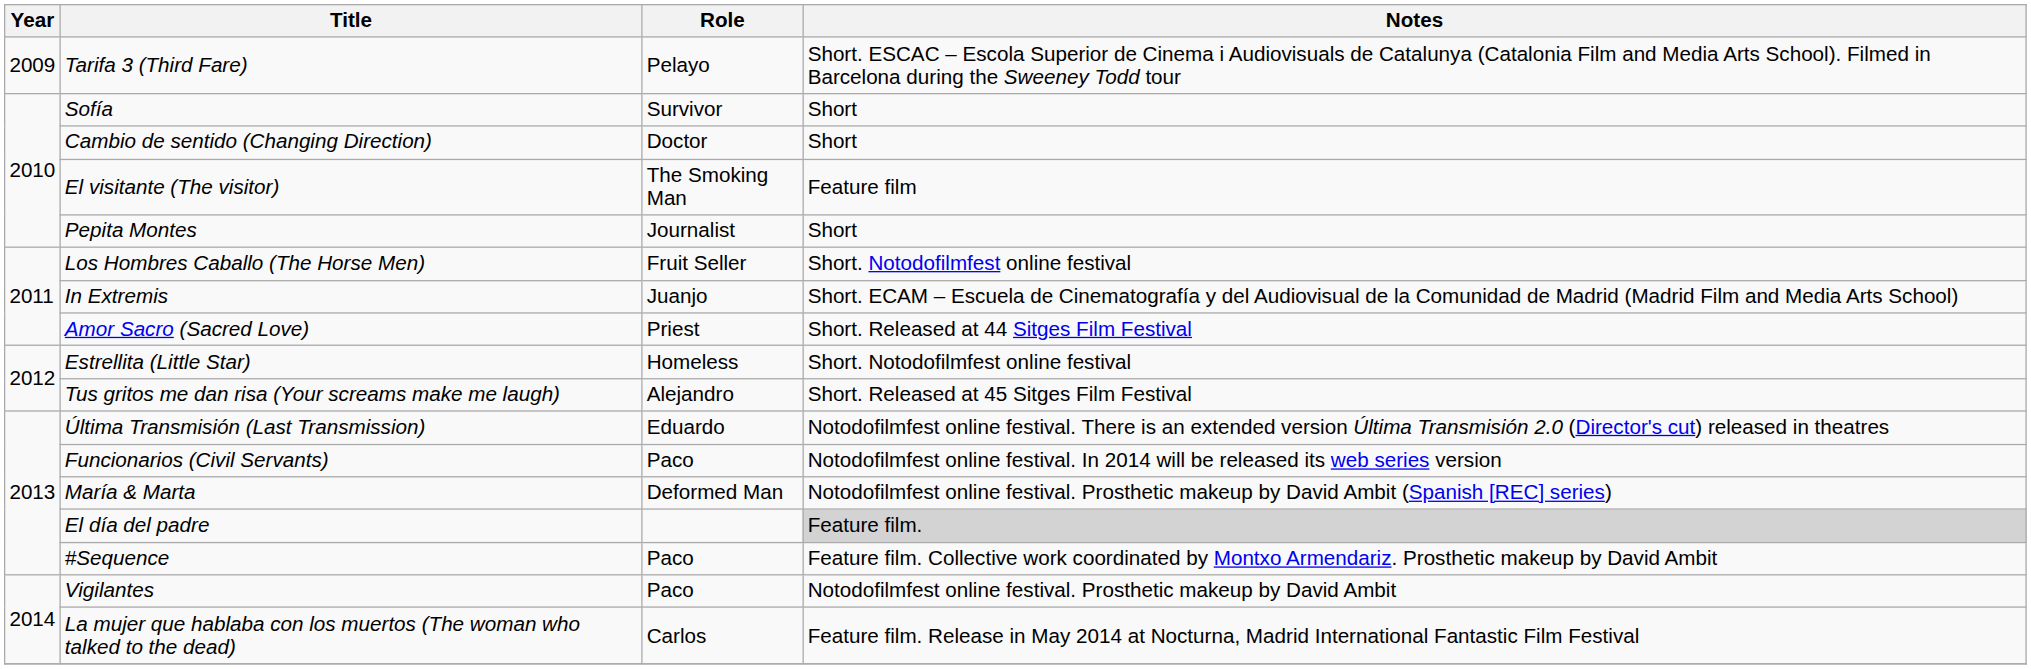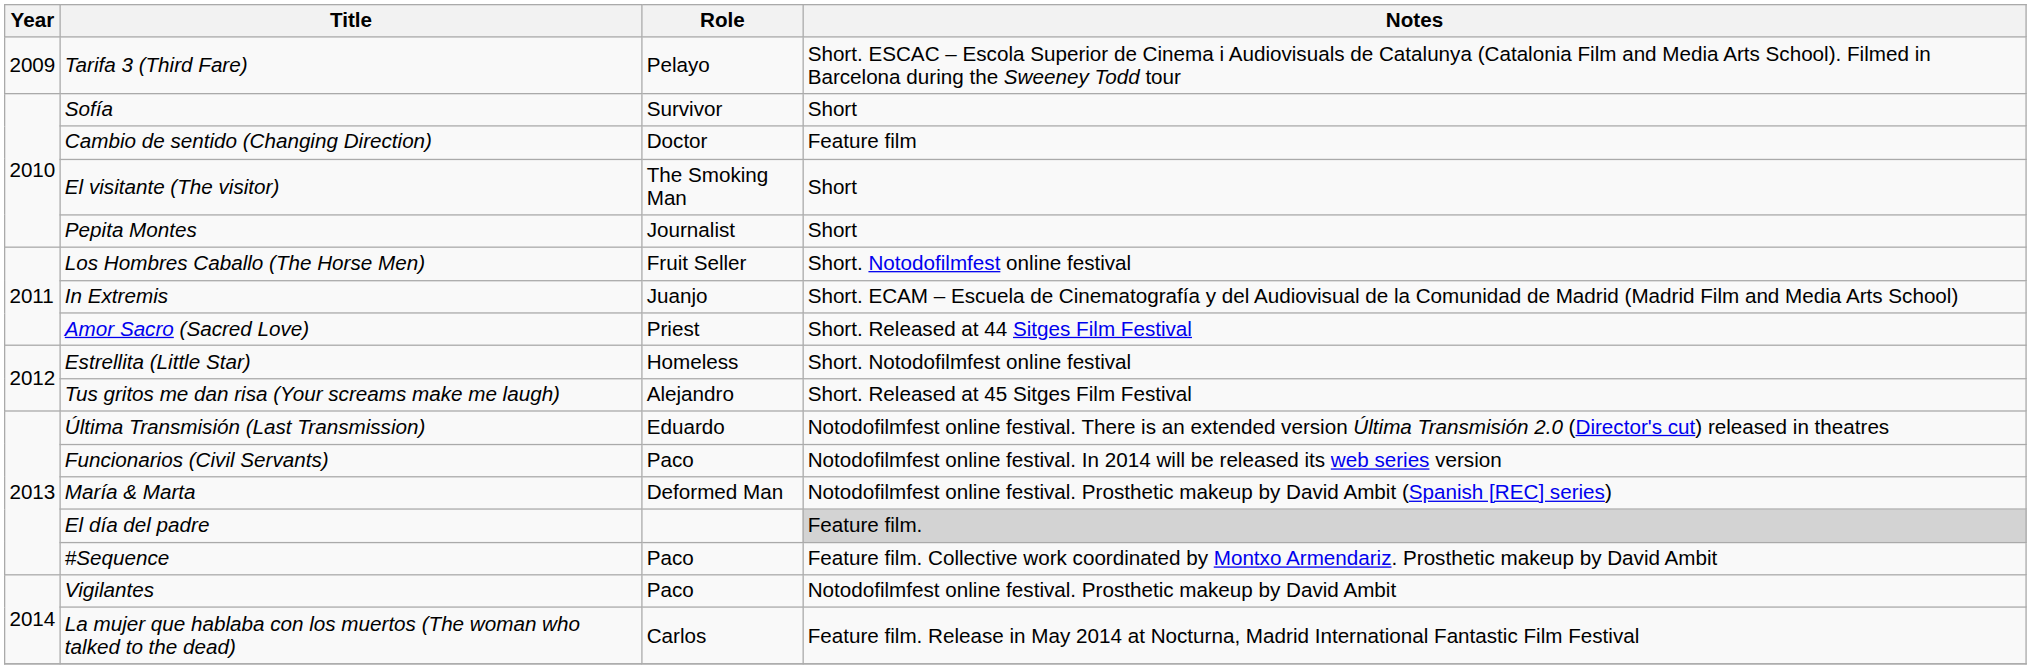(832, 142) Short -> (862, 142) Feature film
(862, 186) Feature film -> (832, 186) Short
